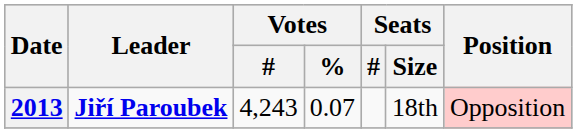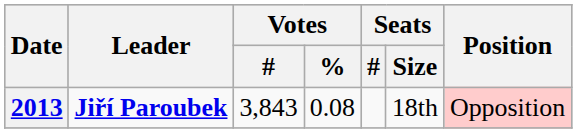(269, 107) 4,243 -> (269, 107) 3,843
(332, 107) 0.07 -> (332, 107) 0.08
